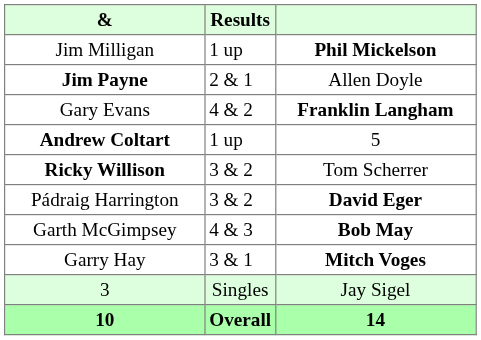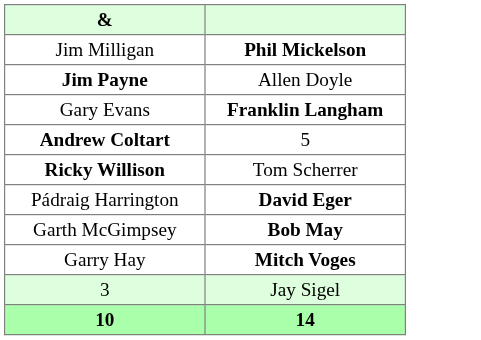- column: (240, 19)
